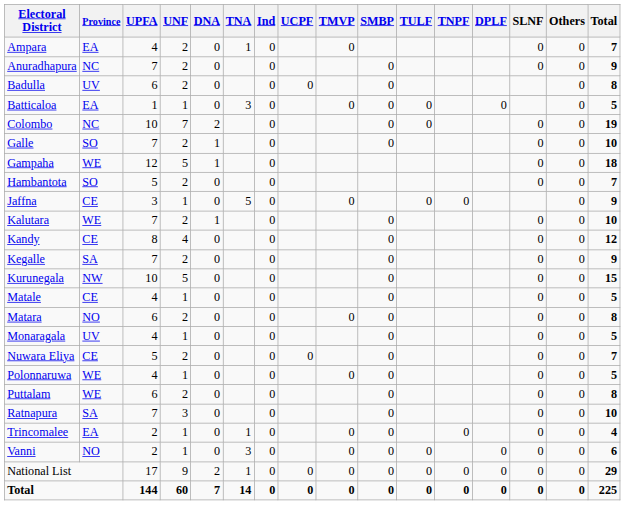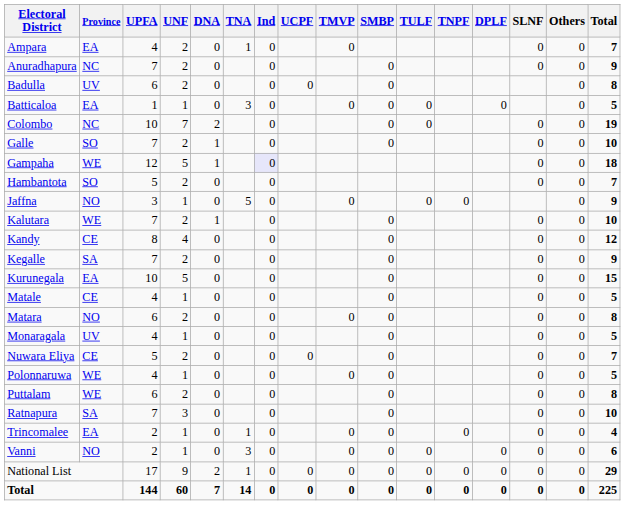(272, 162) no background -> (272, 162) lavender background
(90, 201) CE -> (91, 201) NO
(92, 278) NW -> (90, 278) EA
